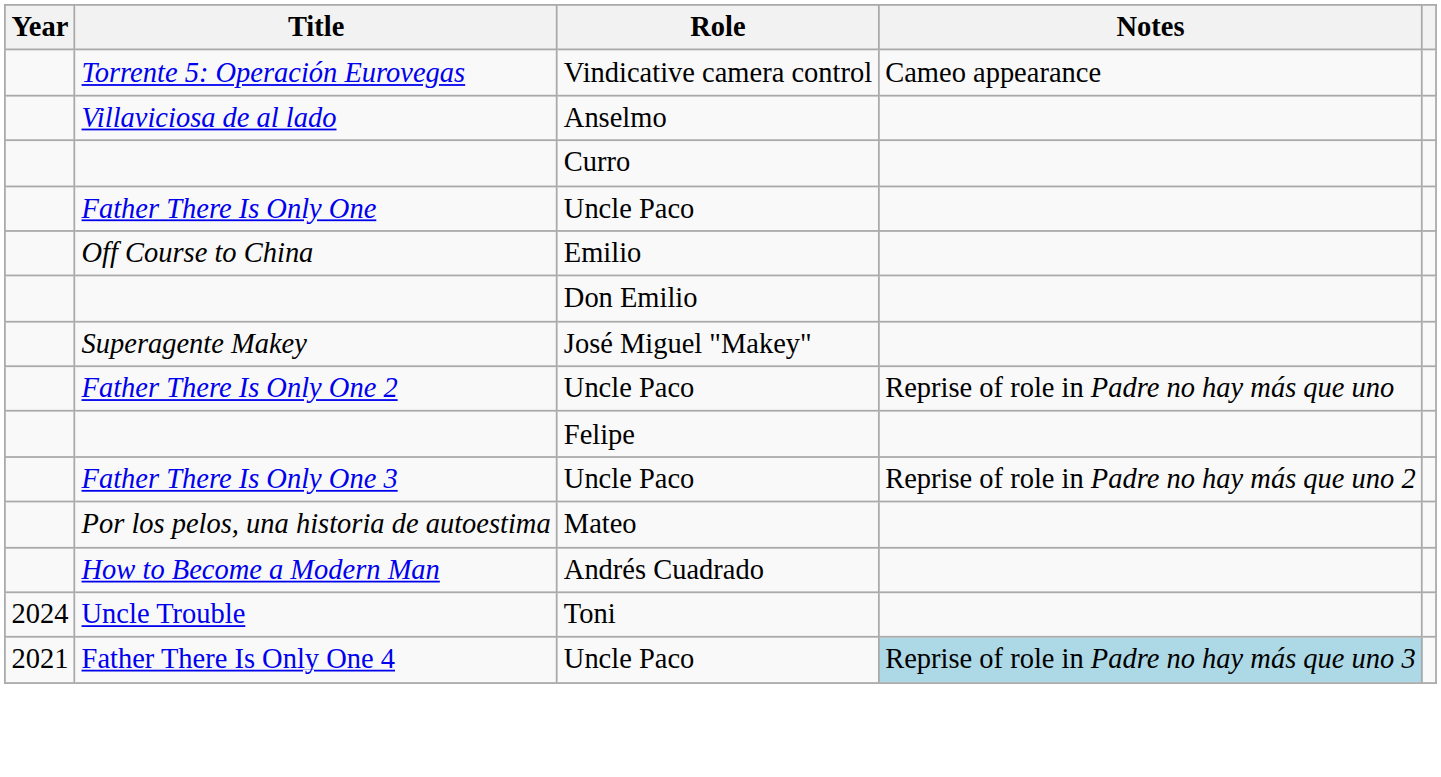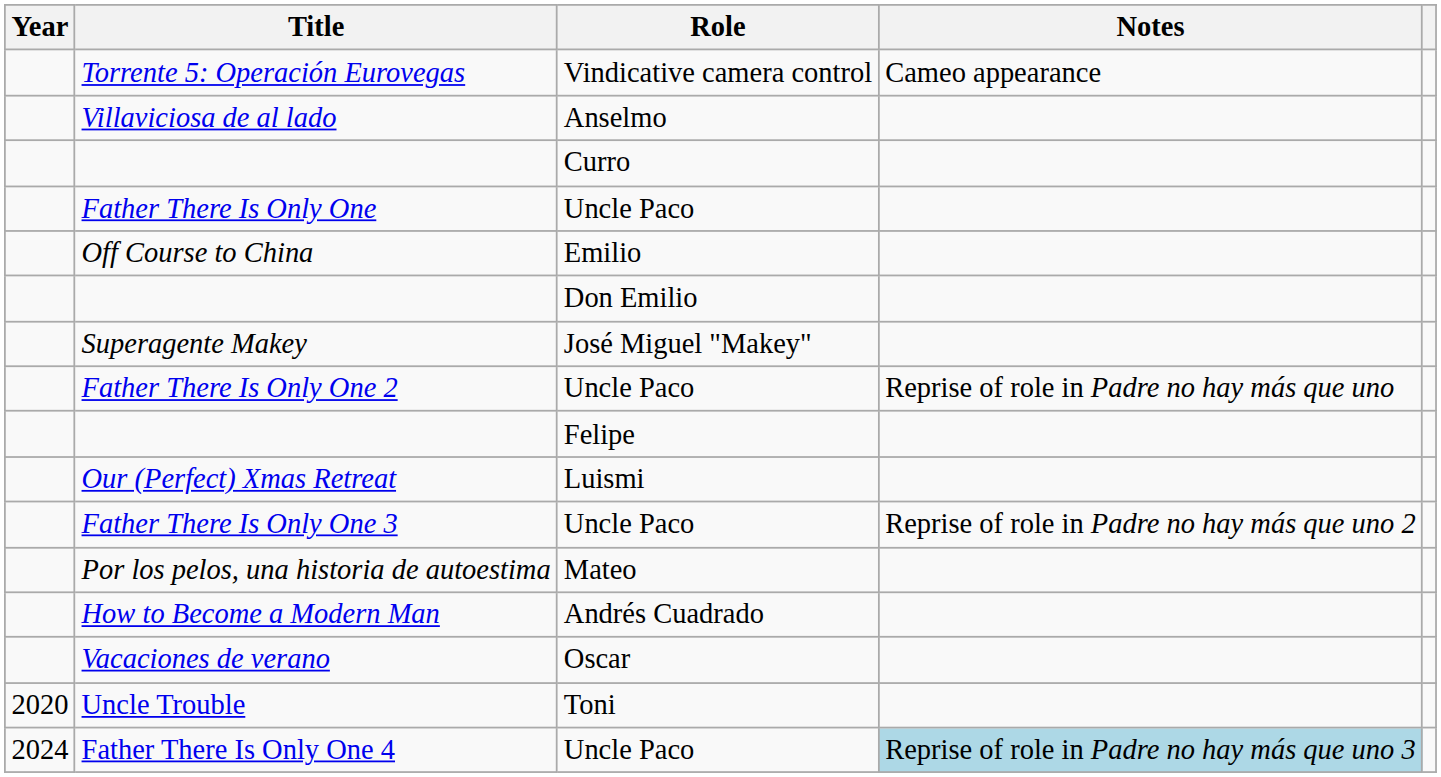+ row: (239, 478)
+ row: (206, 659)
(40, 614) 2024 -> (40, 704) 2020
(40, 659) 2021 -> (40, 749) 2024
